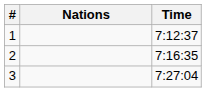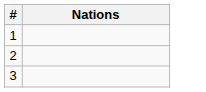- column: (177, 14)
